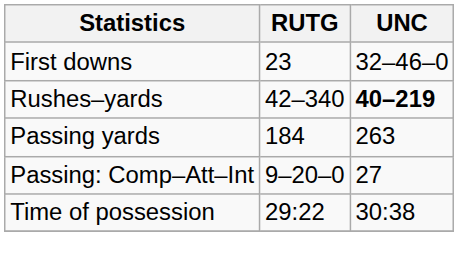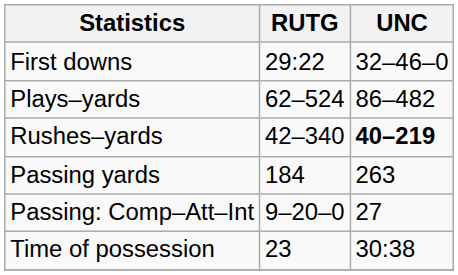(278, 61) 23 -> (295, 61) 29:22
+ row: (75, 99)
(295, 212) 29:22 -> (278, 250) 23
